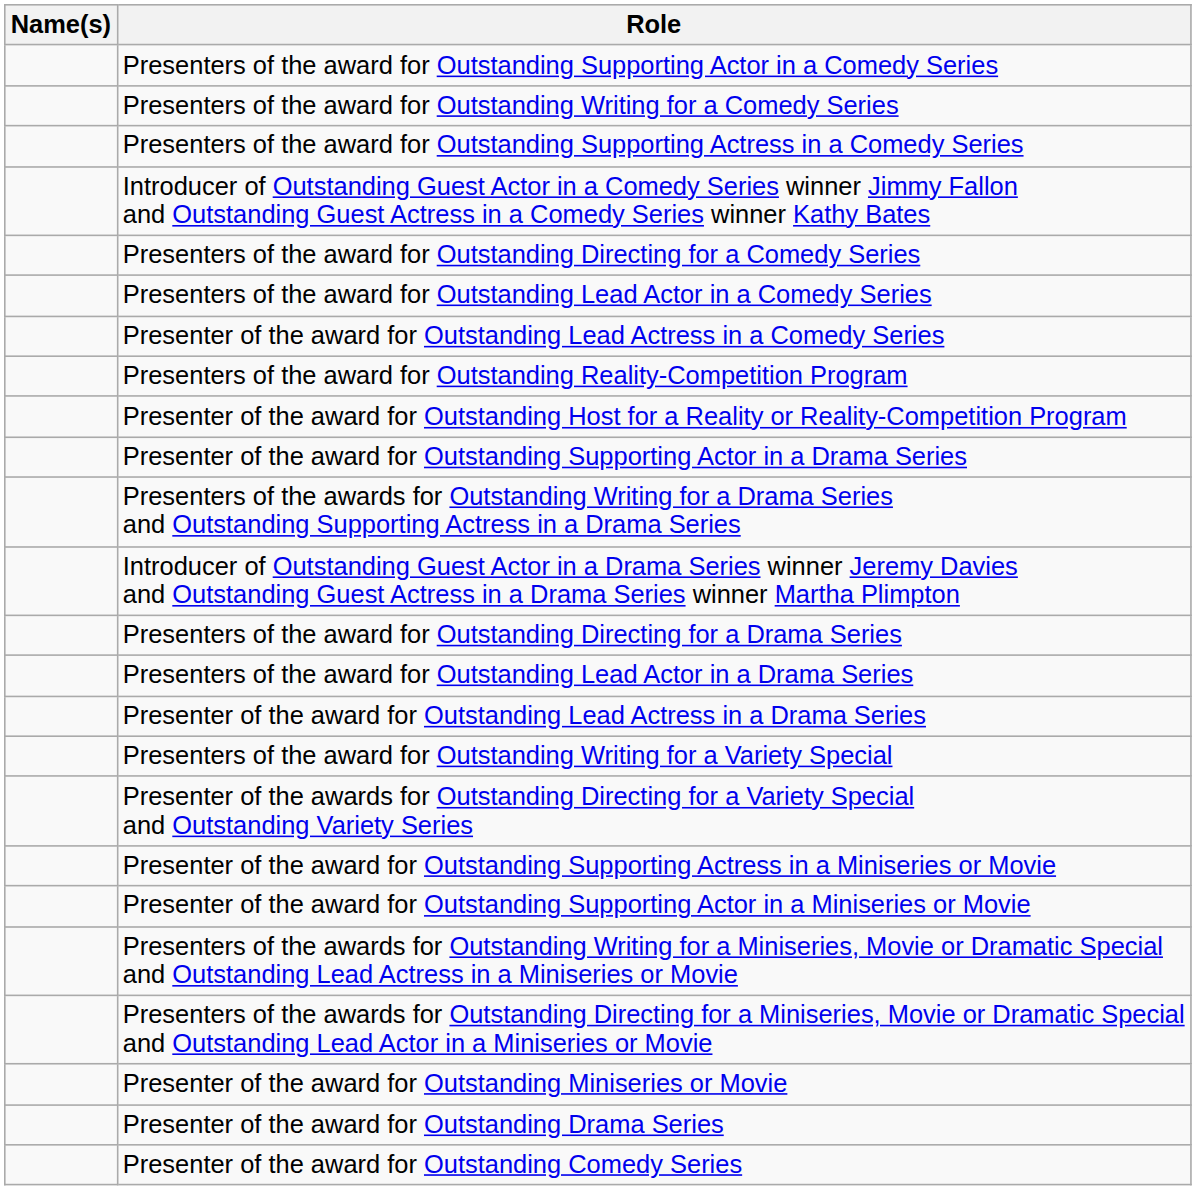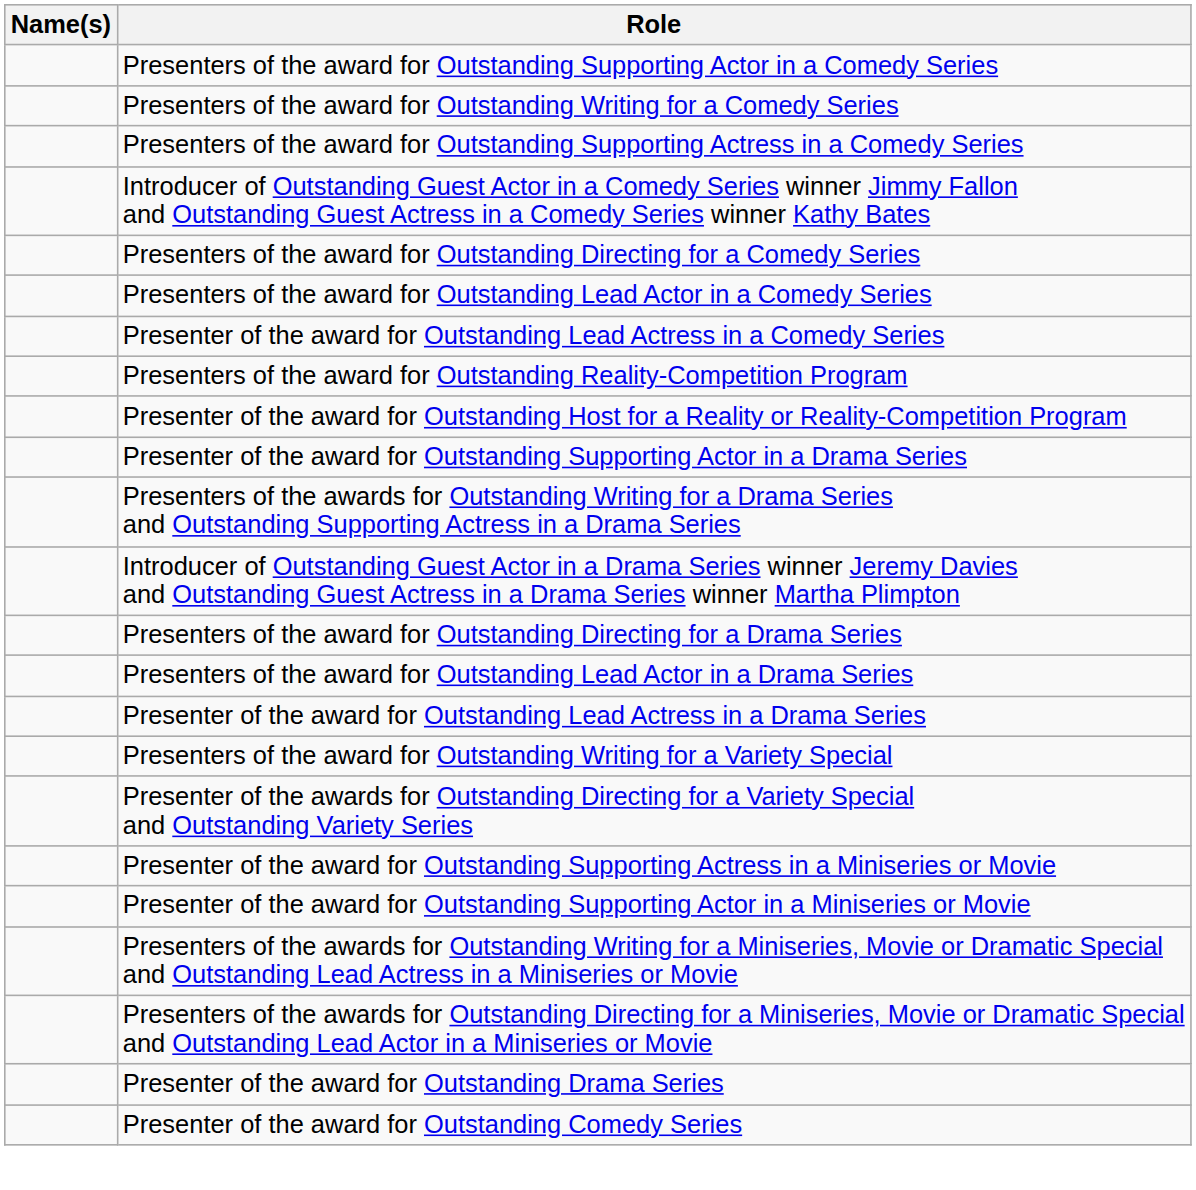- row: (455, 1084)
